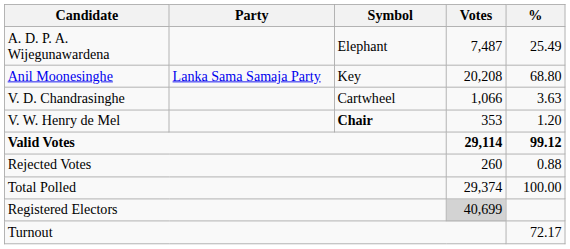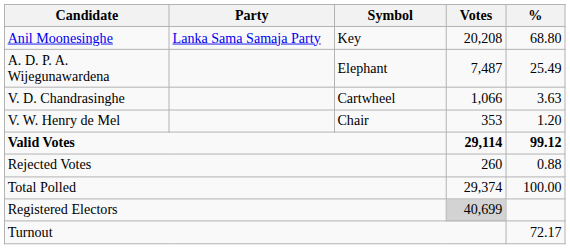rows swapped: (60, 76) <-> (59, 45)
(355, 120) bold -> (353, 120) normal
